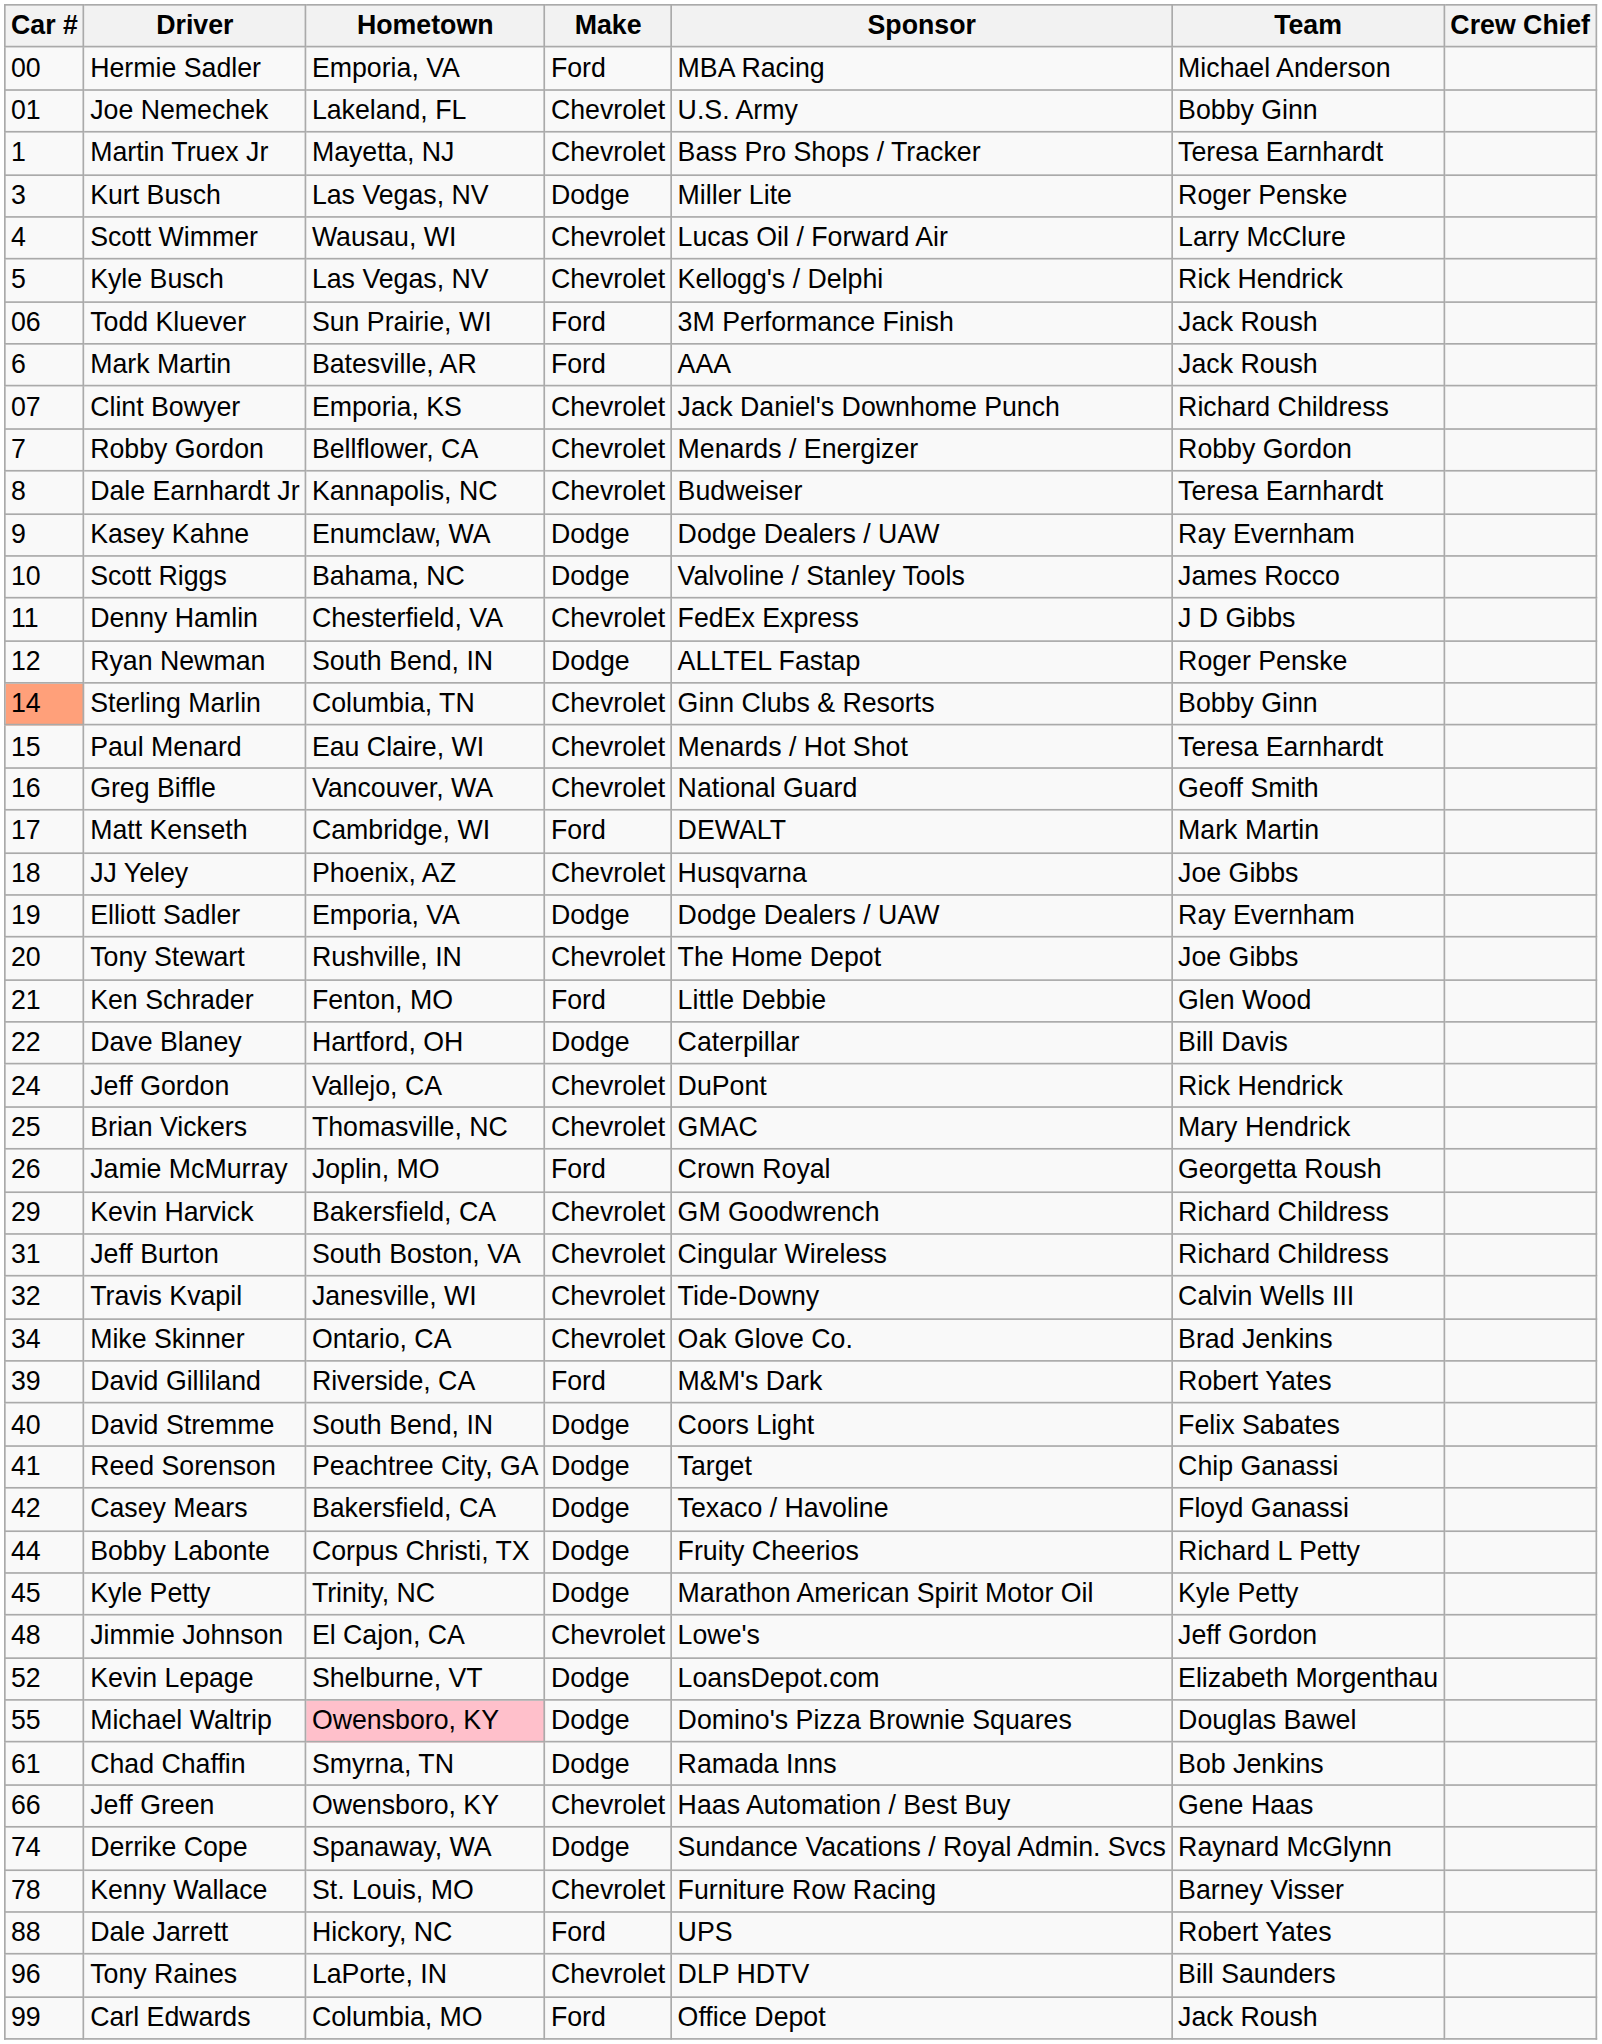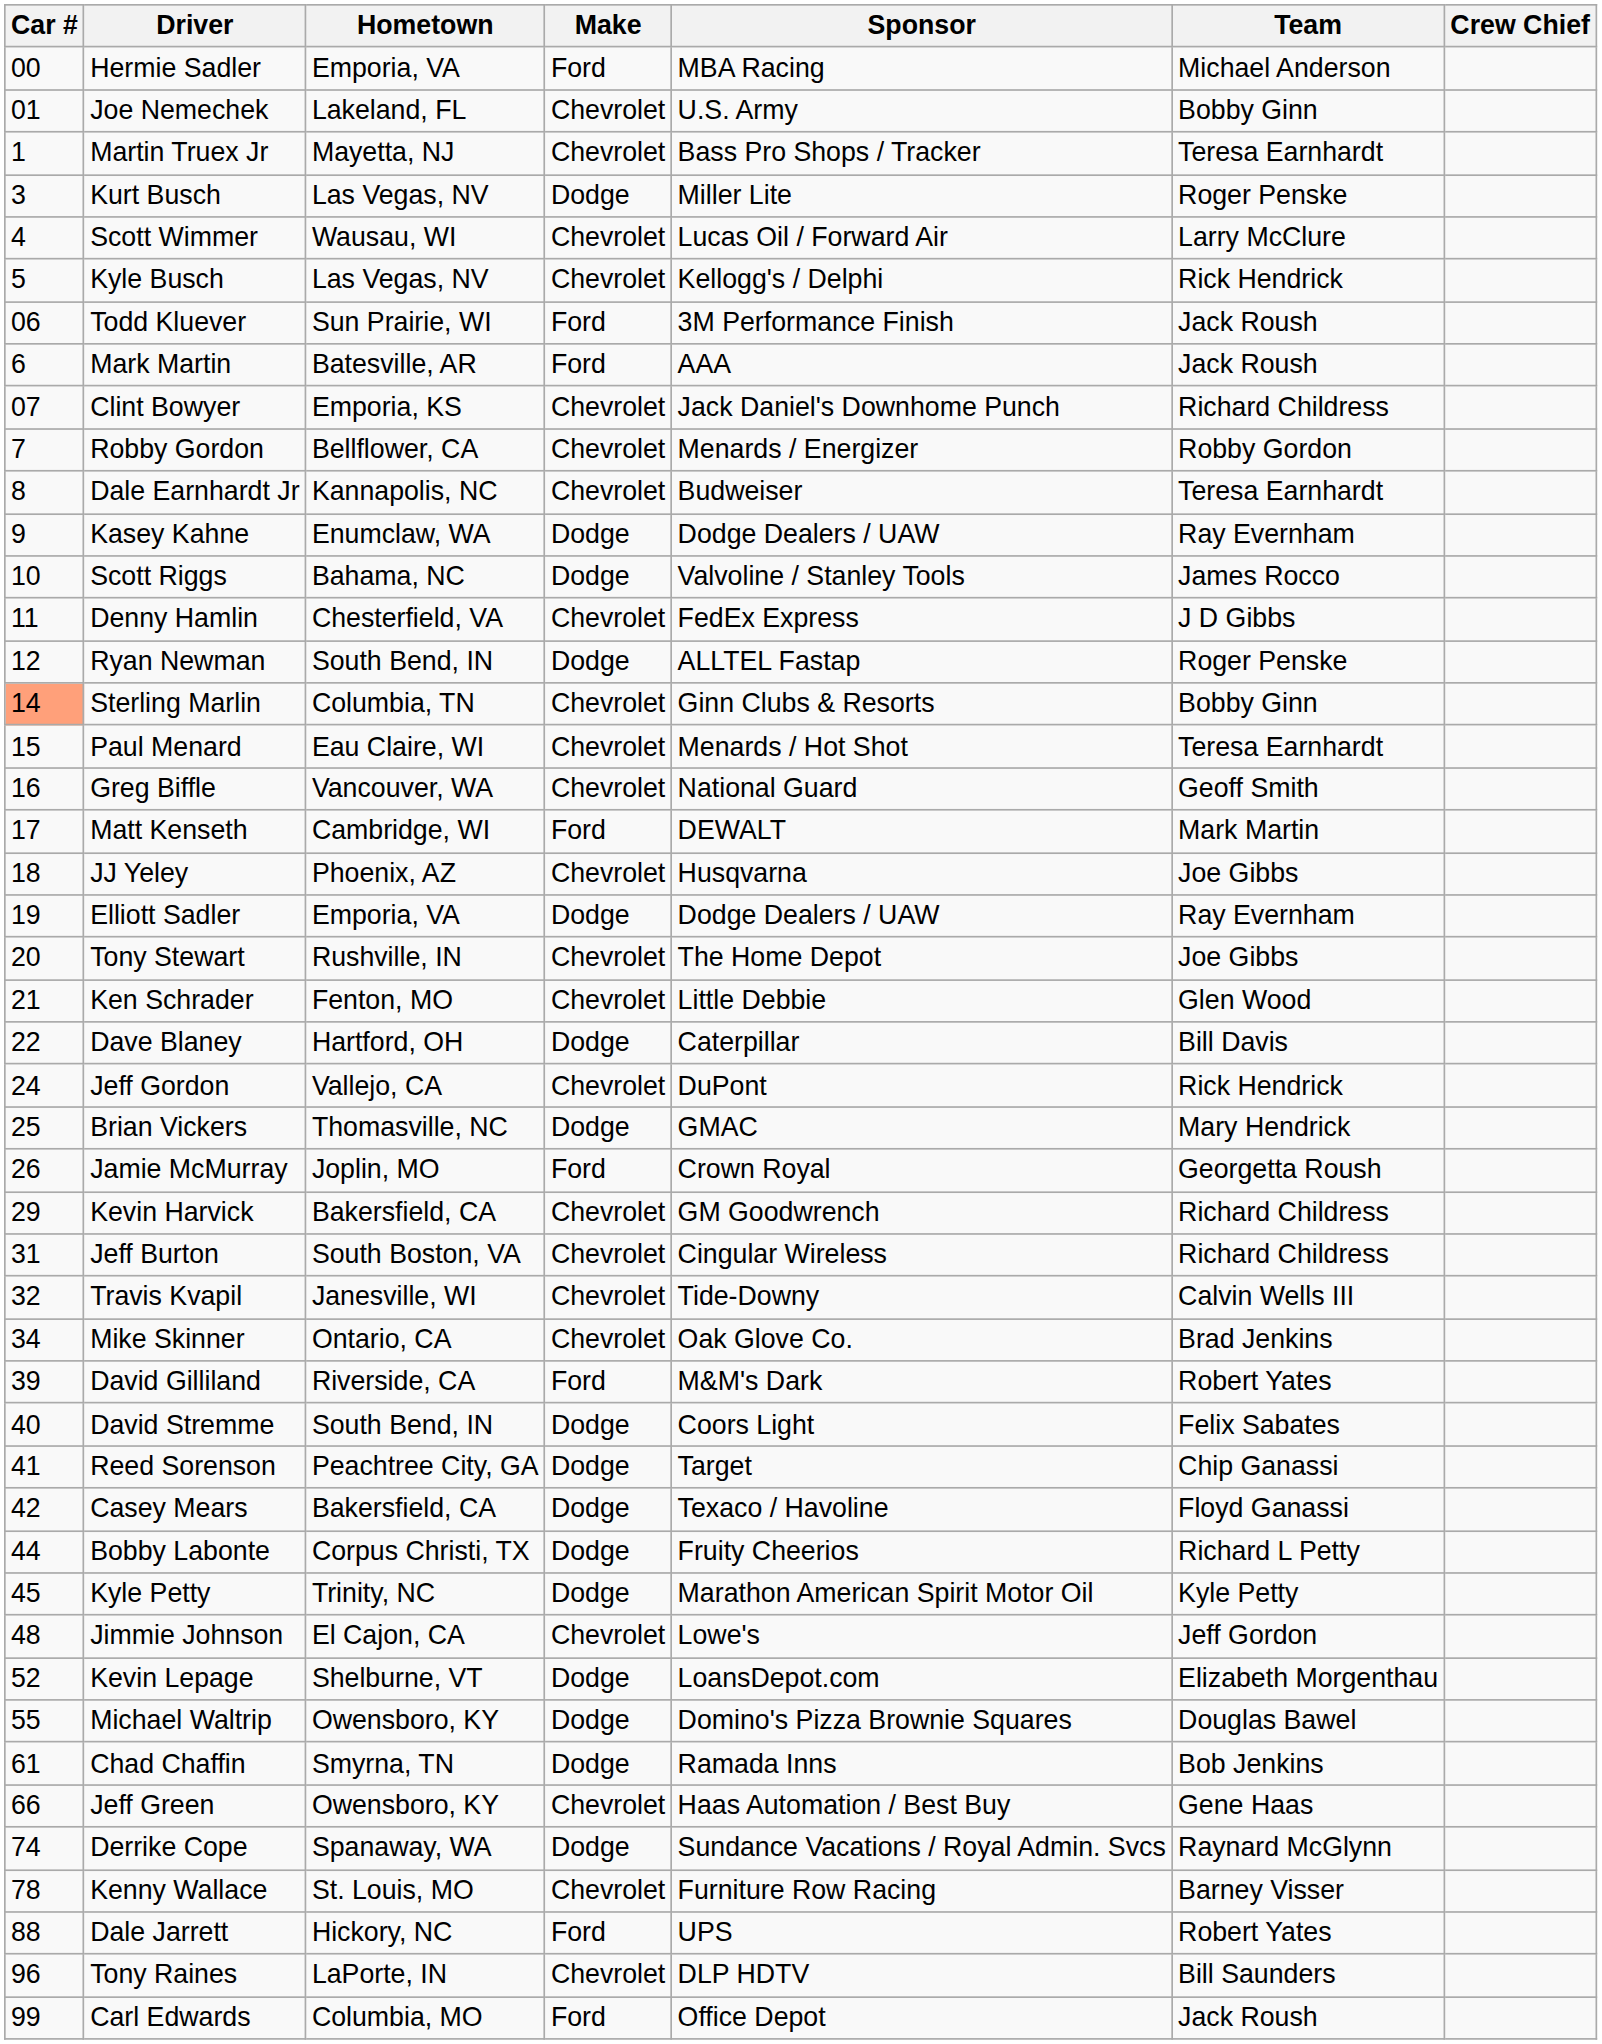(578, 1000) Ford -> (608, 1000) Chevrolet
(608, 1127) Chevrolet -> (590, 1127) Dodge
(405, 1720) pink background -> (405, 1720) no background
